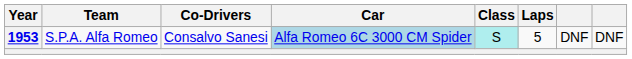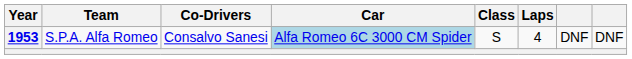(496, 38) paleturquoise background -> (496, 38) no background
(538, 38) 5 -> (538, 38) 4
